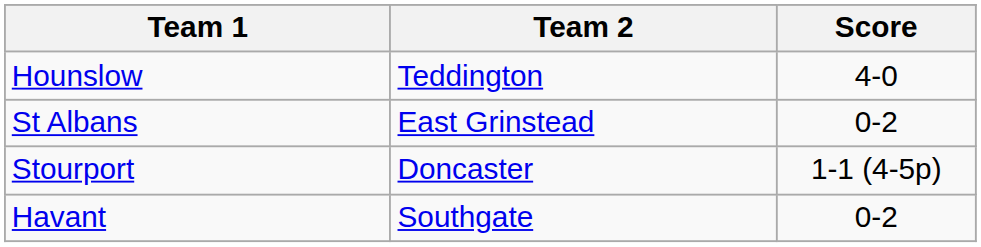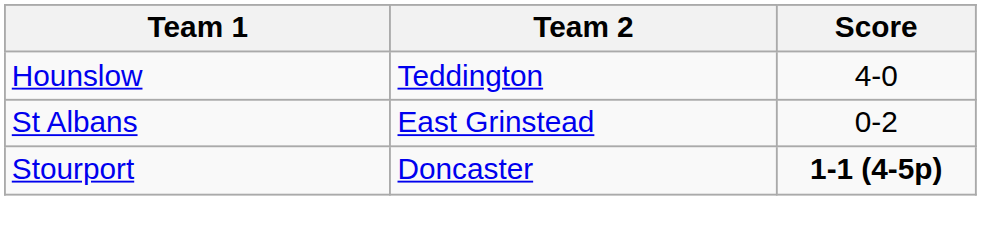(876, 169) normal -> (876, 169) bold
- row: (59, 216)
